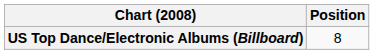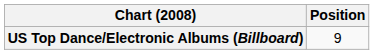(338, 37) 8 -> (338, 37) 9
